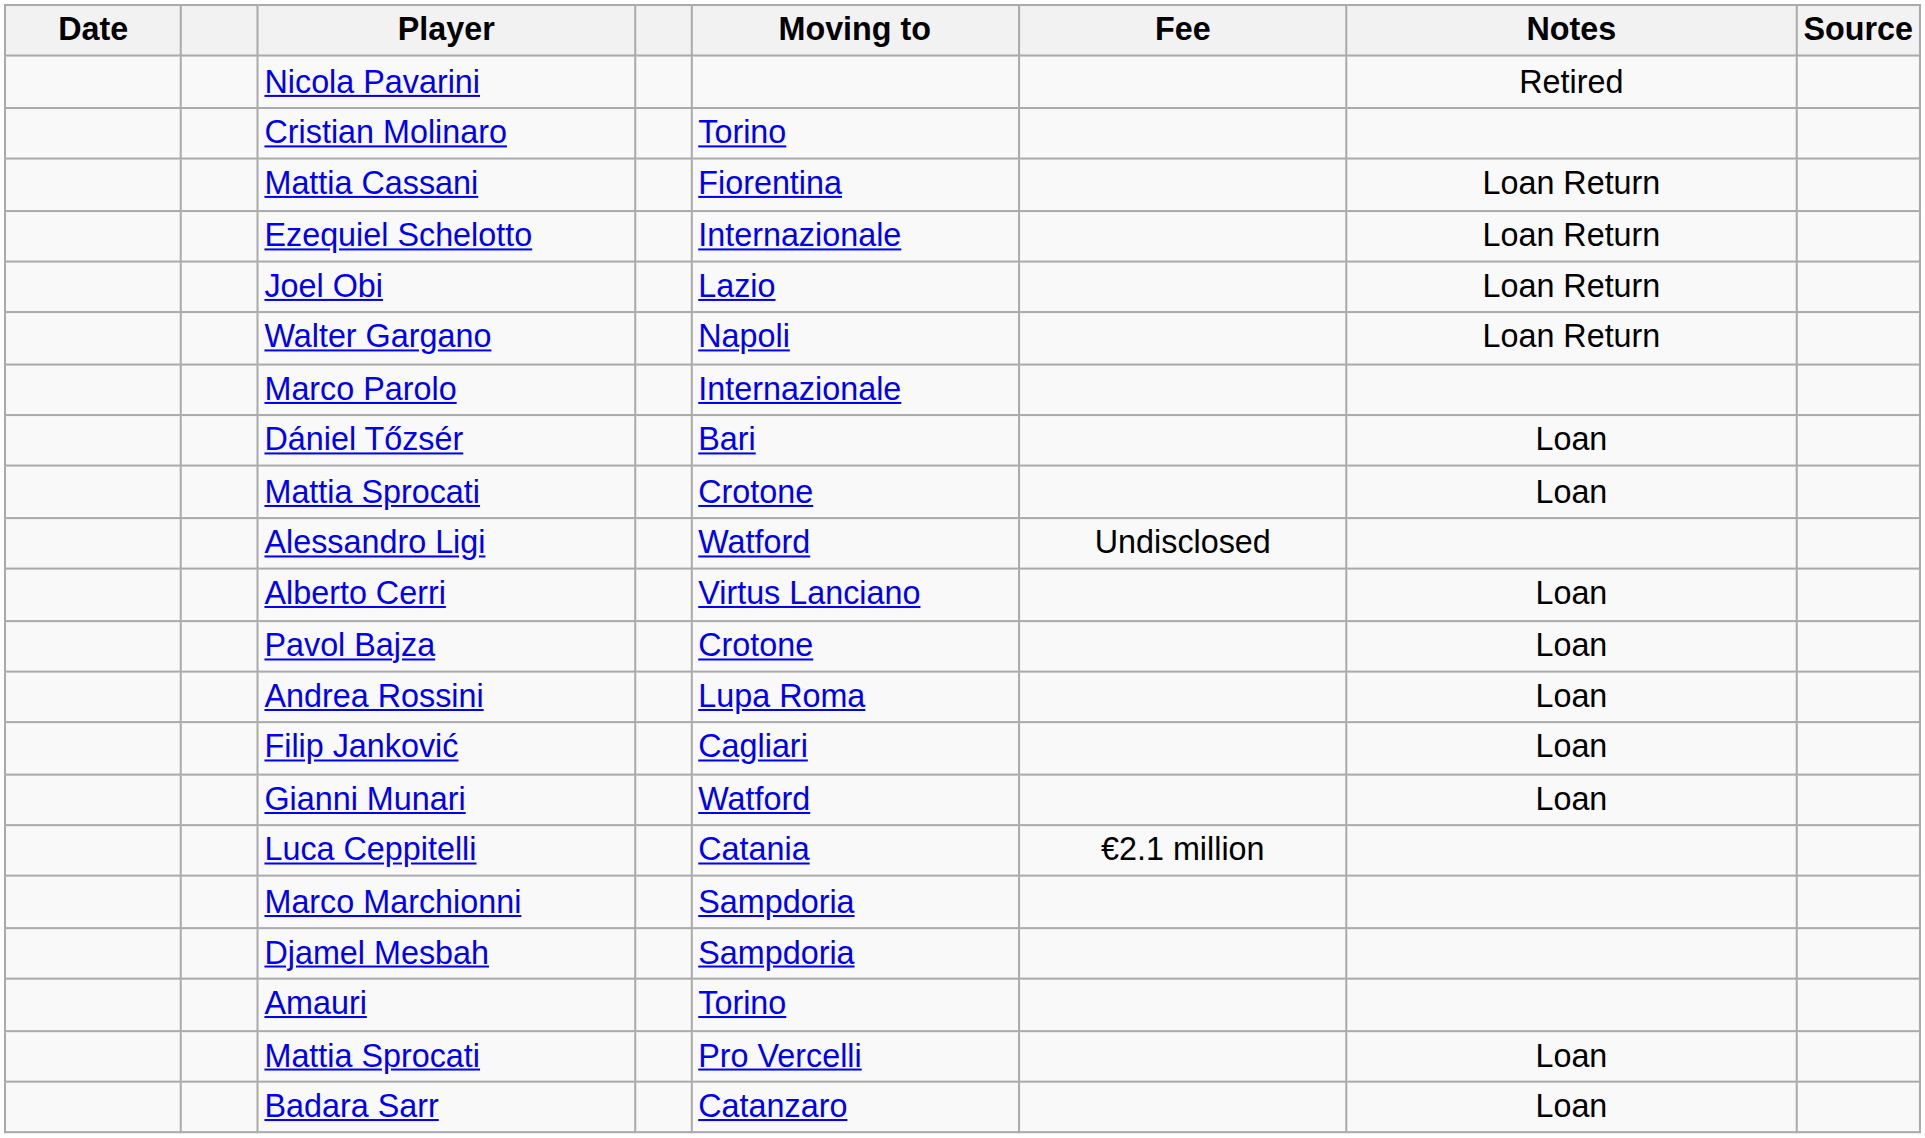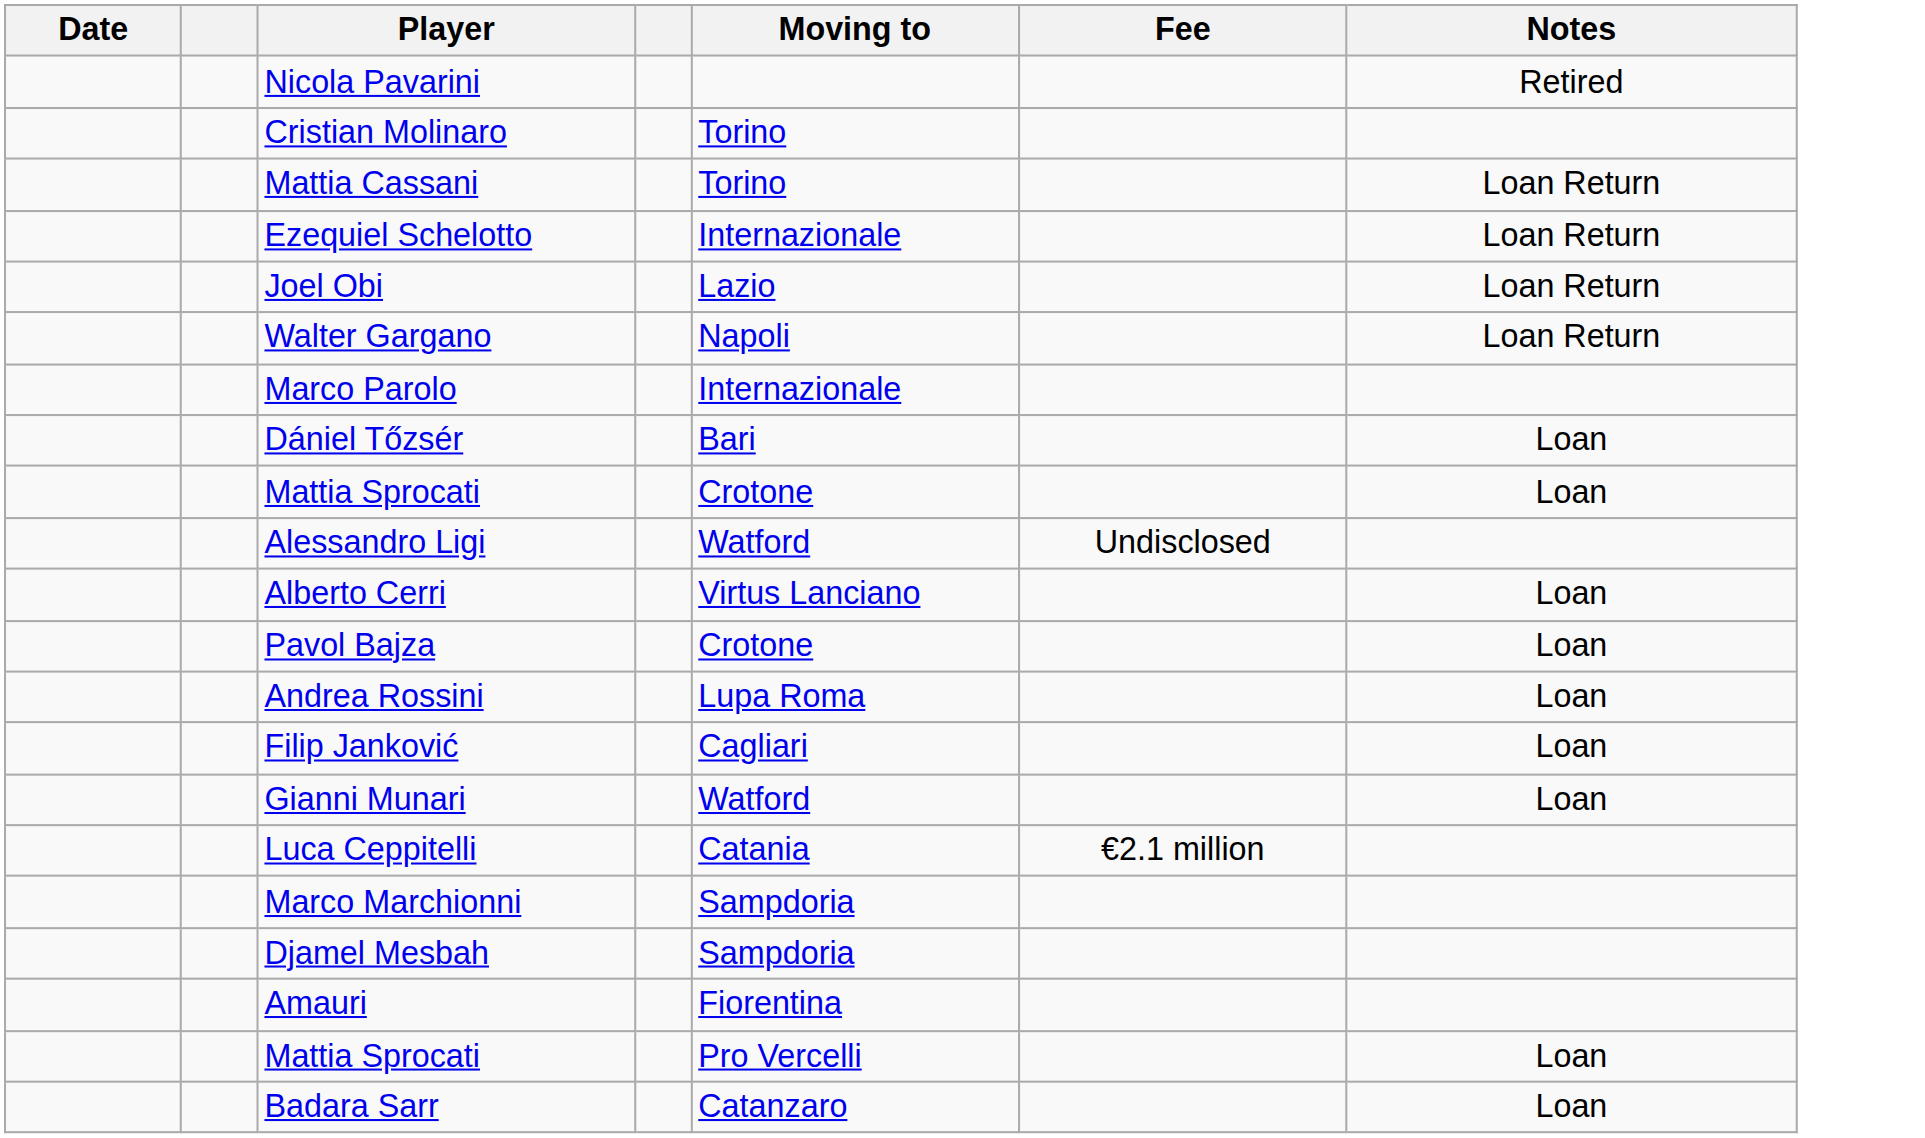- column: (1858, 30)
(770, 183) Fiorentina -> (742, 183) Torino
(742, 1004) Torino -> (770, 1004) Fiorentina
